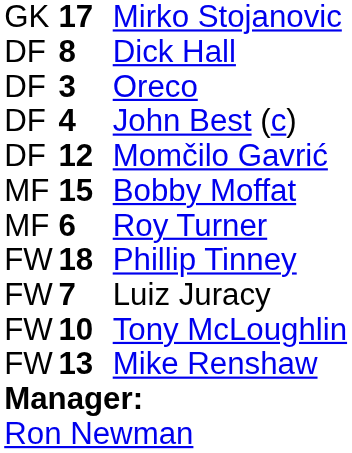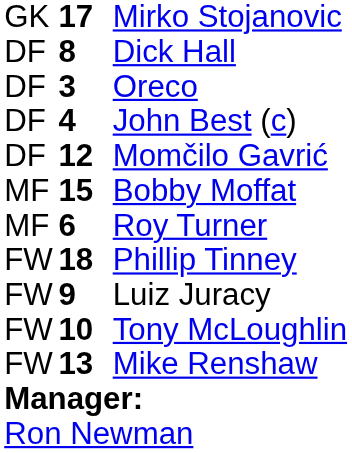(67, 294) 7 -> (67, 294) 9
